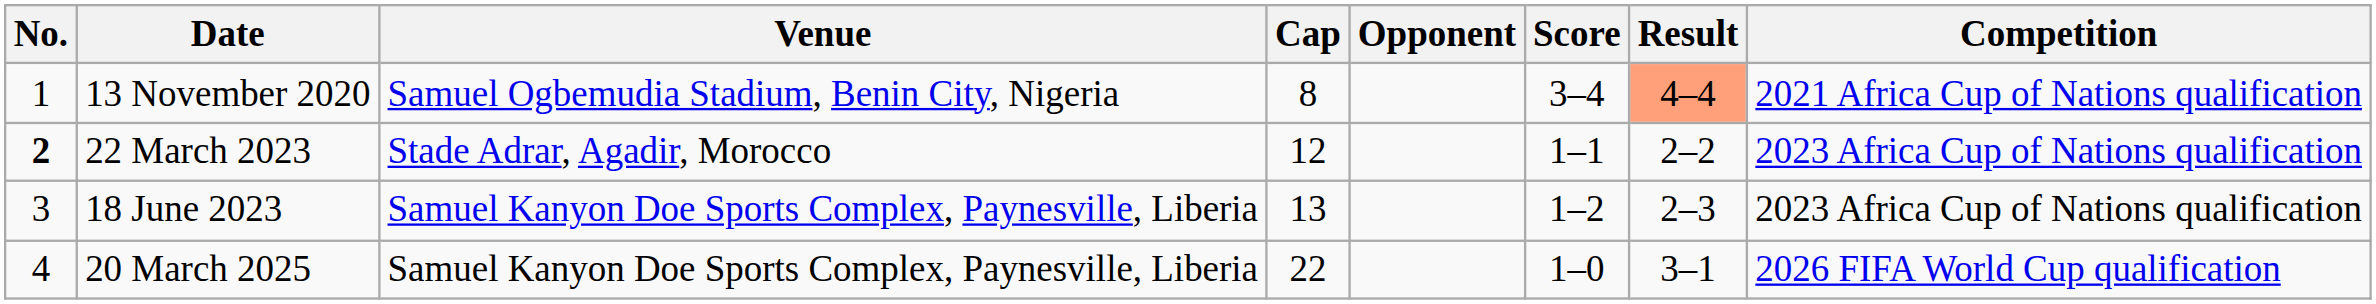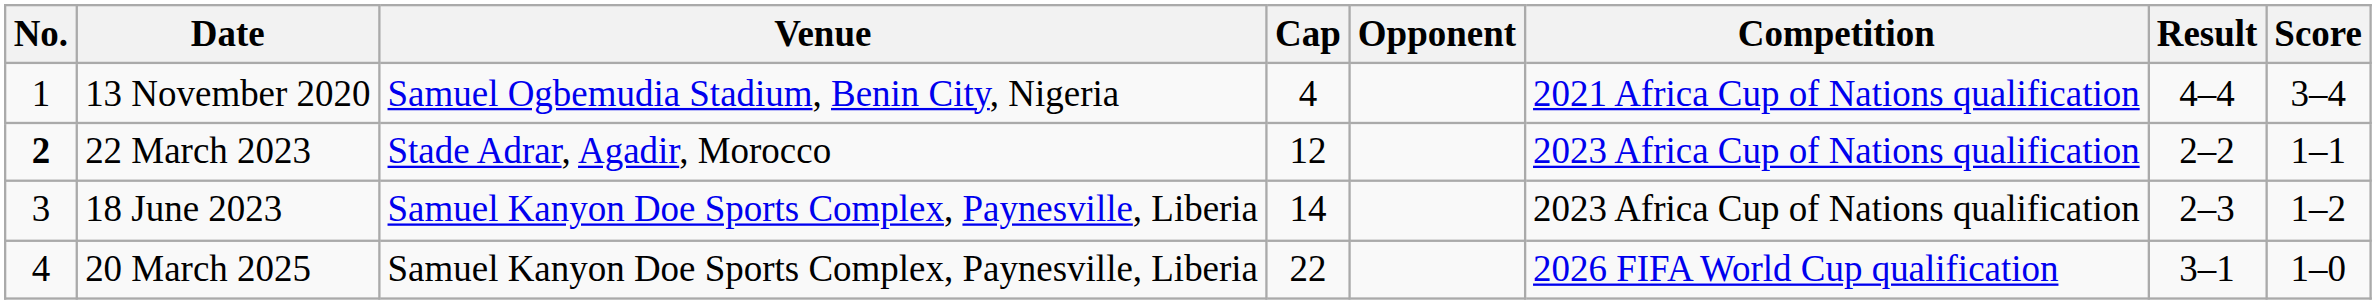columns swapped: (1577, 33) <-> (2059, 33)
(1308, 92) 8 -> (1308, 92) 4
(1688, 92) lightsalmon background -> (2207, 92) no background
(1308, 209) 13 -> (1308, 209) 14
